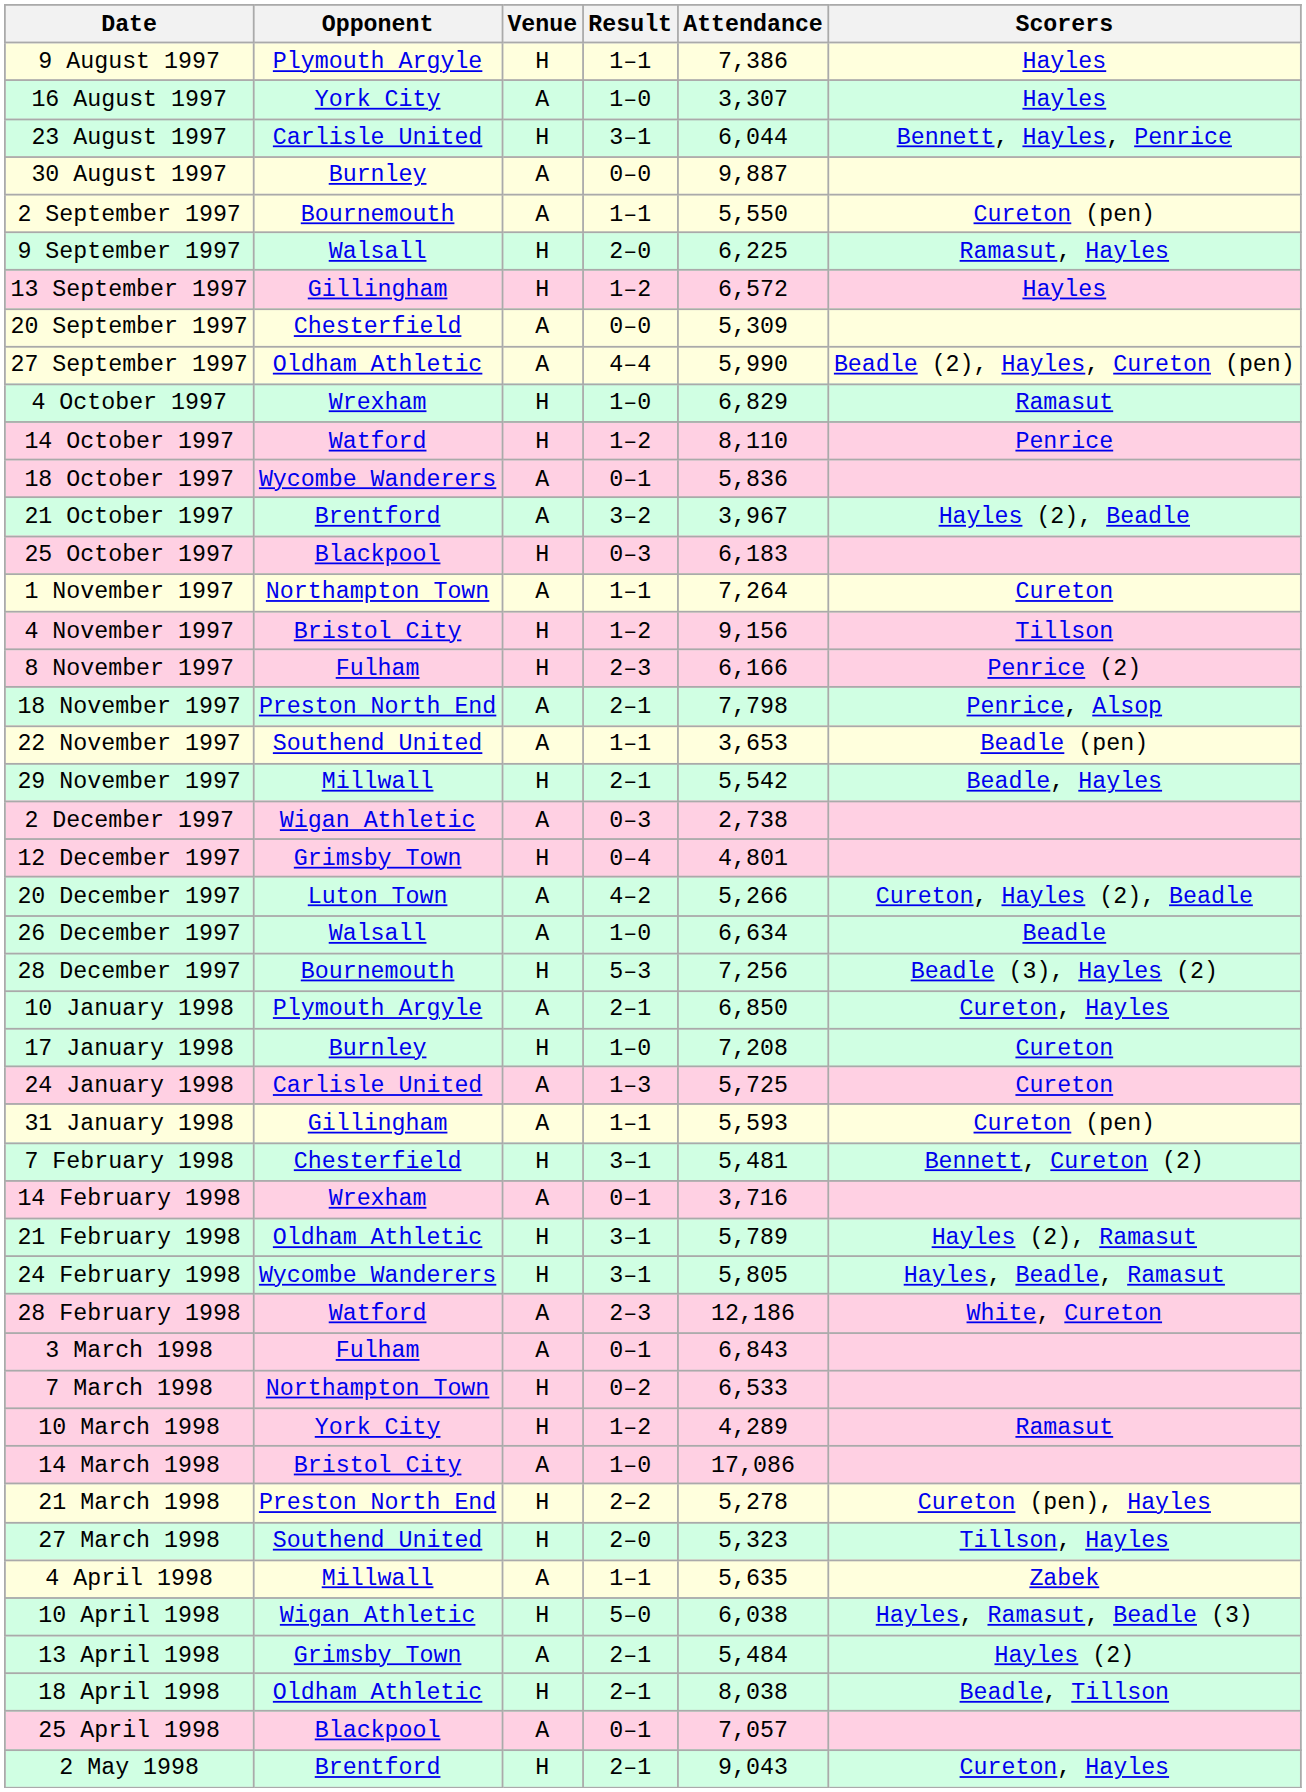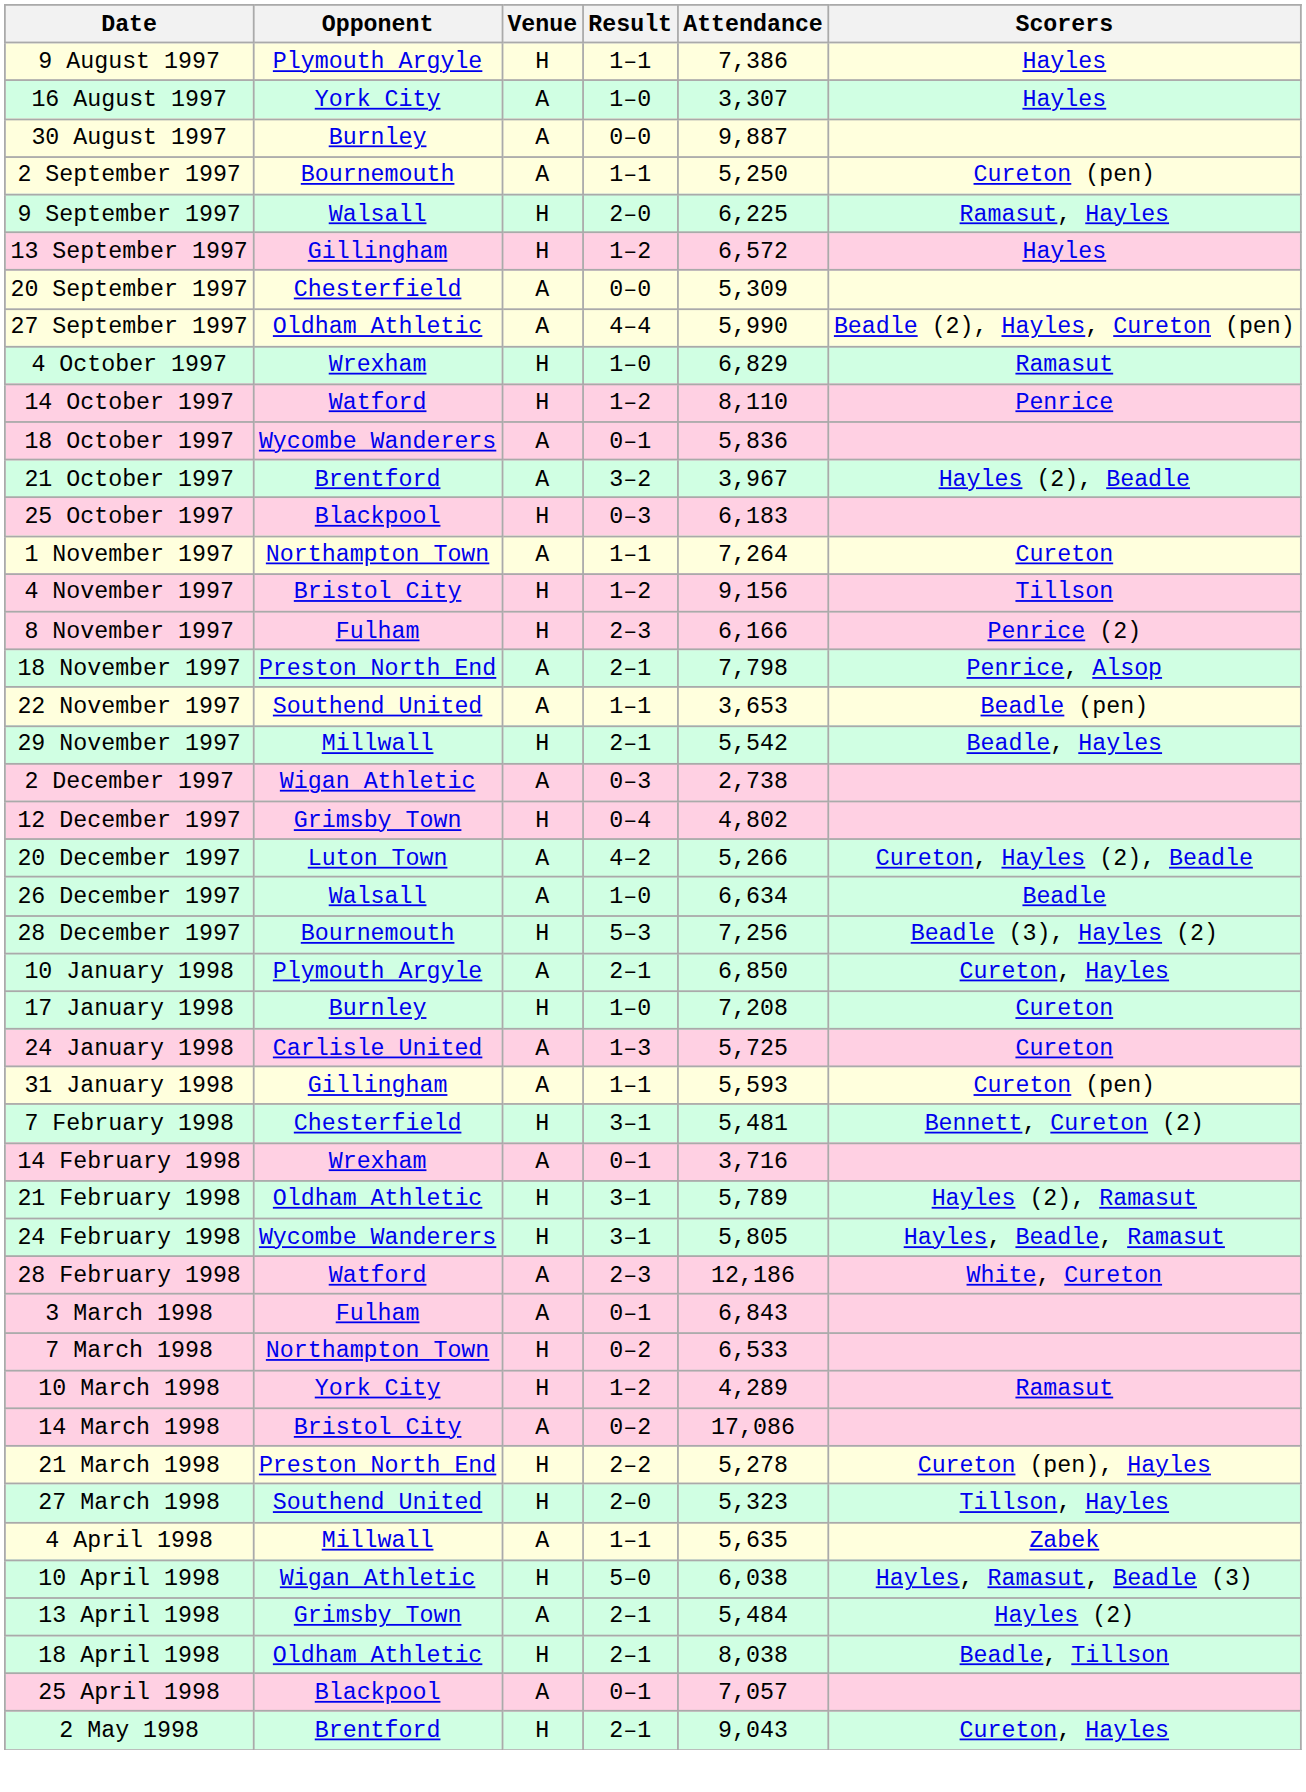- row: (129, 138)
(753, 213) 5,550 -> (753, 176) 5,250
(753, 858) 4,801 -> (753, 820) 4,802
(630, 1465) 1–0 -> (630, 1427) 0–2
